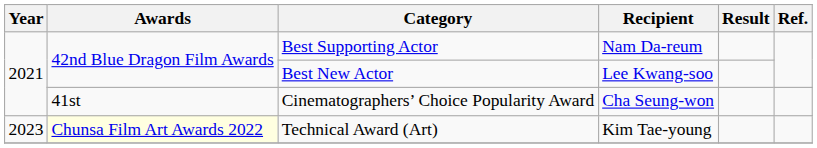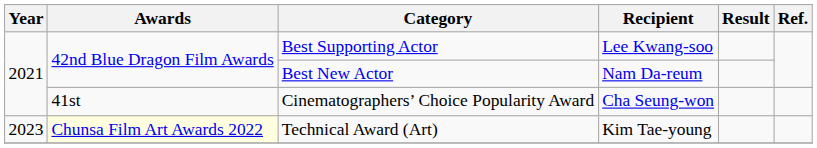(652, 45) Nam Da-reum -> (658, 45) Lee Kwang-soo
(658, 73) Lee Kwang-soo -> (652, 73) Nam Da-reum
